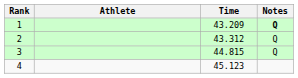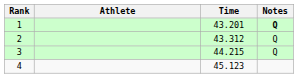(229, 25) 43.209 -> (229, 25) 43.201
(229, 53) 44.815 -> (229, 53) 44.215
